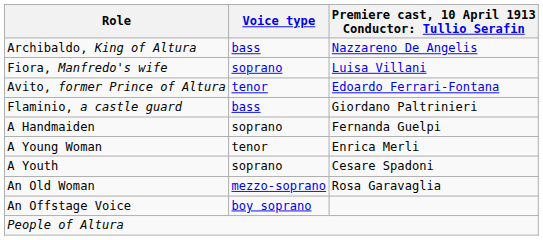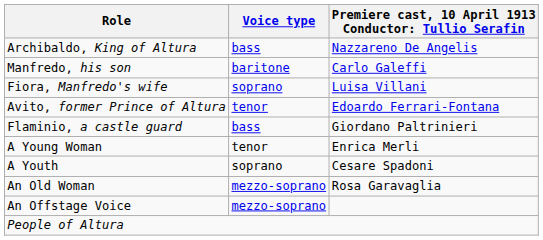+ row: (69, 68)
- row: (51, 127)
(272, 206) boy soprano -> (279, 206) mezzo-soprano
